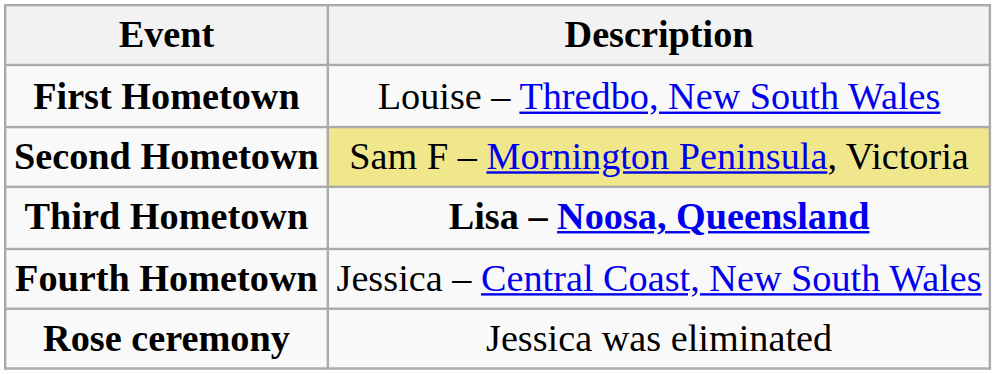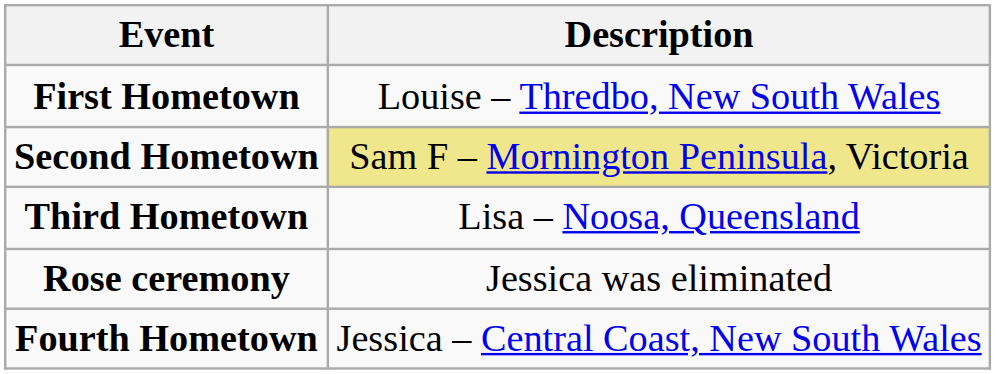(659, 216) bold -> (659, 216) normal
rows swapped: (166, 277) <-> (166, 338)
